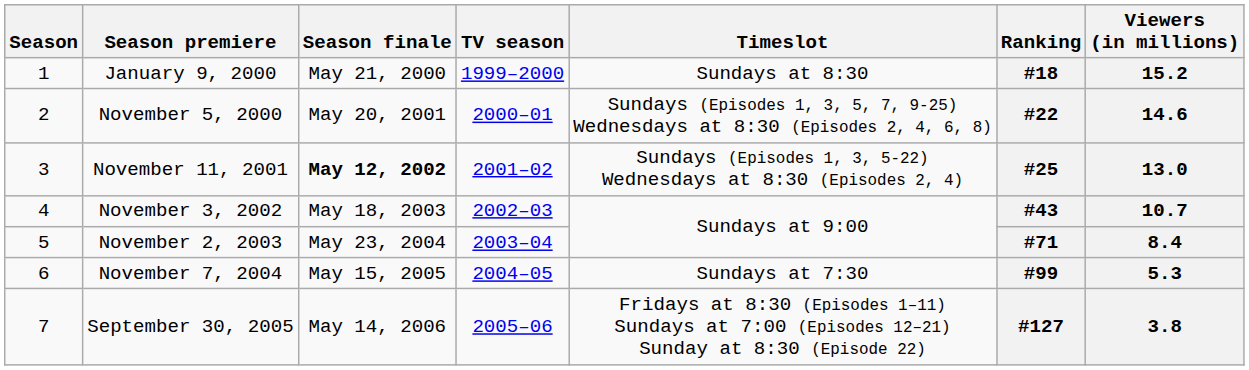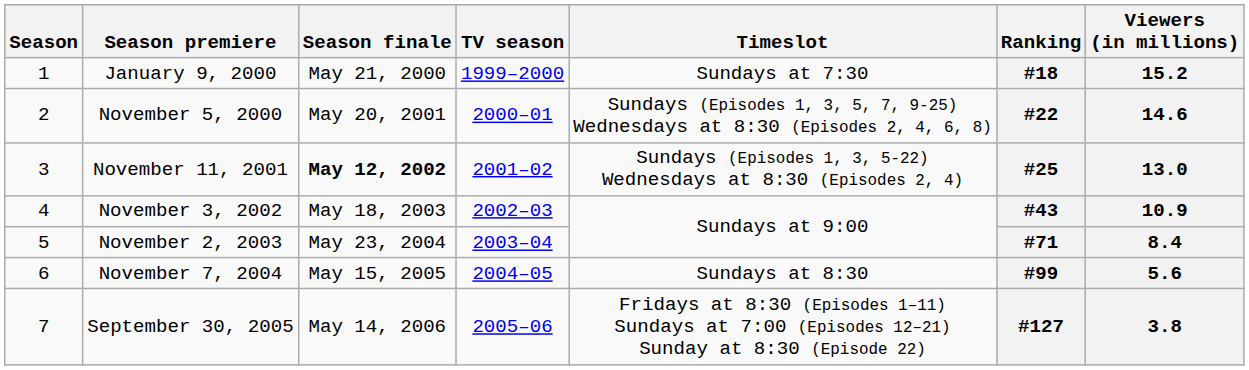(782, 74) Sundays at 8:30 -> (782, 74) Sundays at 7:30
(1165, 211) 10.7 -> (1165, 211) 10.9
(782, 273) Sundays at 7:30 -> (782, 273) Sundays at 8:30
(1165, 273) 5.3 -> (1165, 273) 5.6
